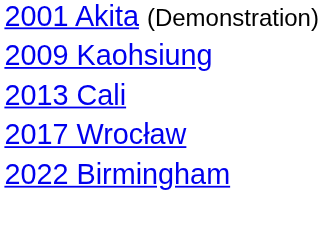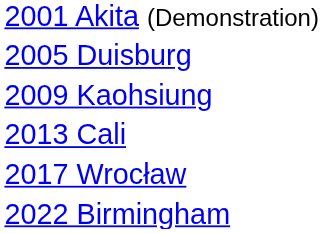+ row: (98, 55)
